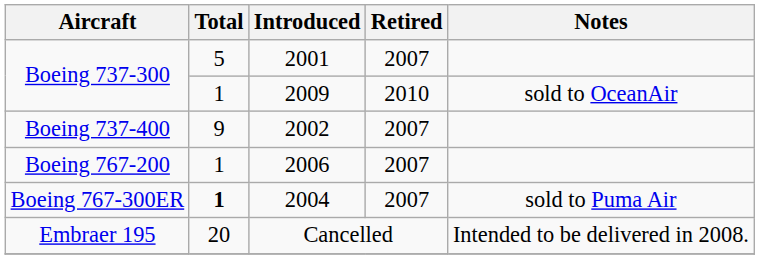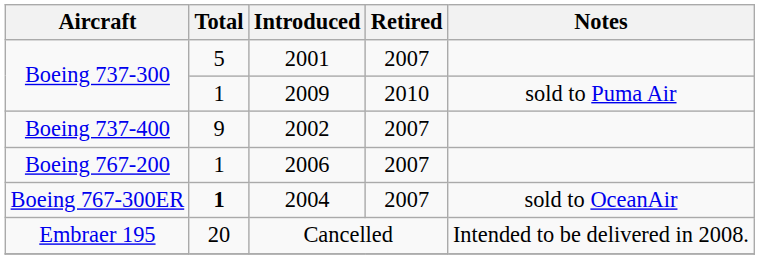(601, 93) sold to OceanAir -> (601, 93) sold to Puma Air
(601, 199) sold to Puma Air -> (601, 199) sold to OceanAir
